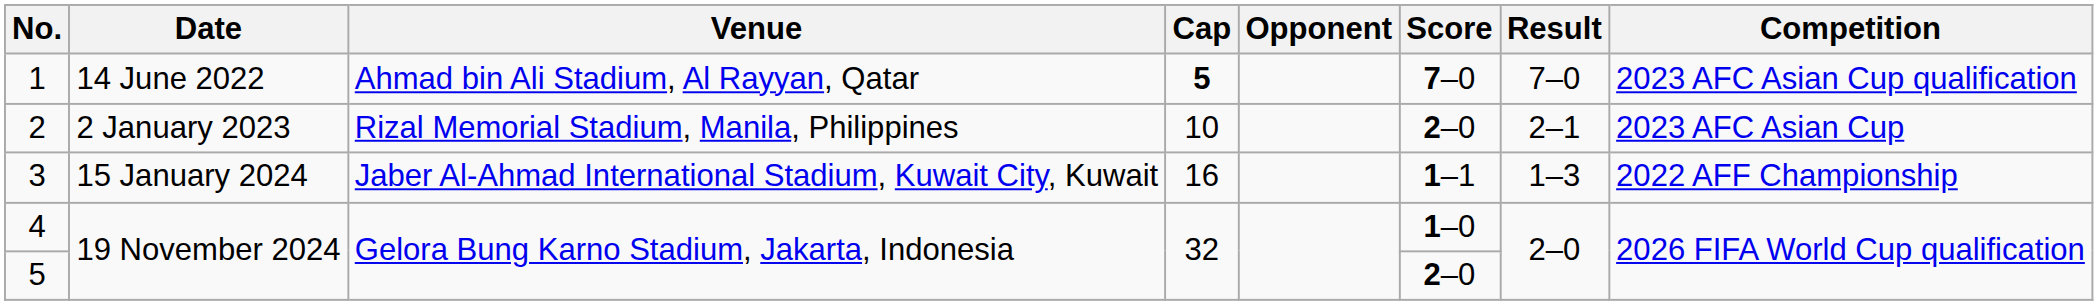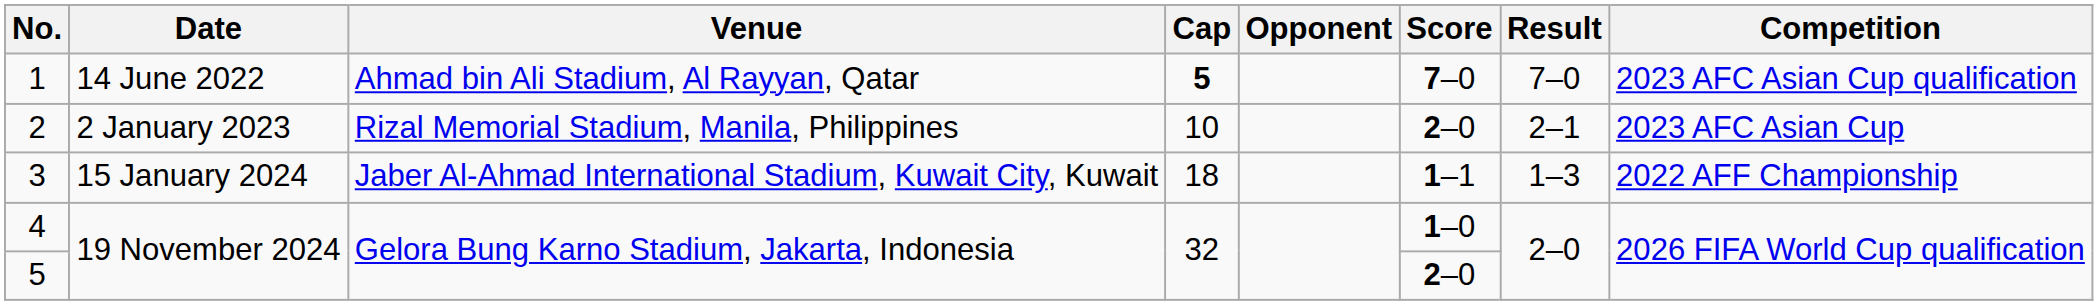(1202, 176) 16 -> (1202, 176) 18
